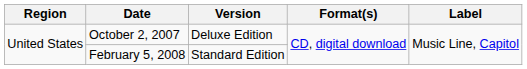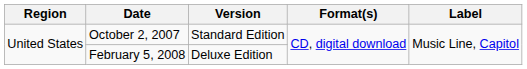(232, 34) Deluxe Edition -> (238, 34) Standard Edition
(238, 54) Standard Edition -> (232, 54) Deluxe Edition
